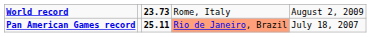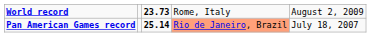(157, 25) 25.11 -> (157, 25) 25.14
